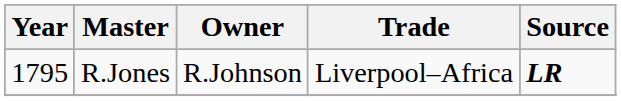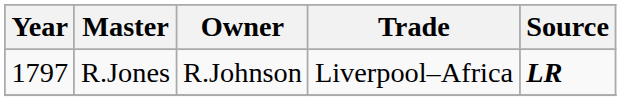(40, 71) 1795 -> (40, 71) 1797
